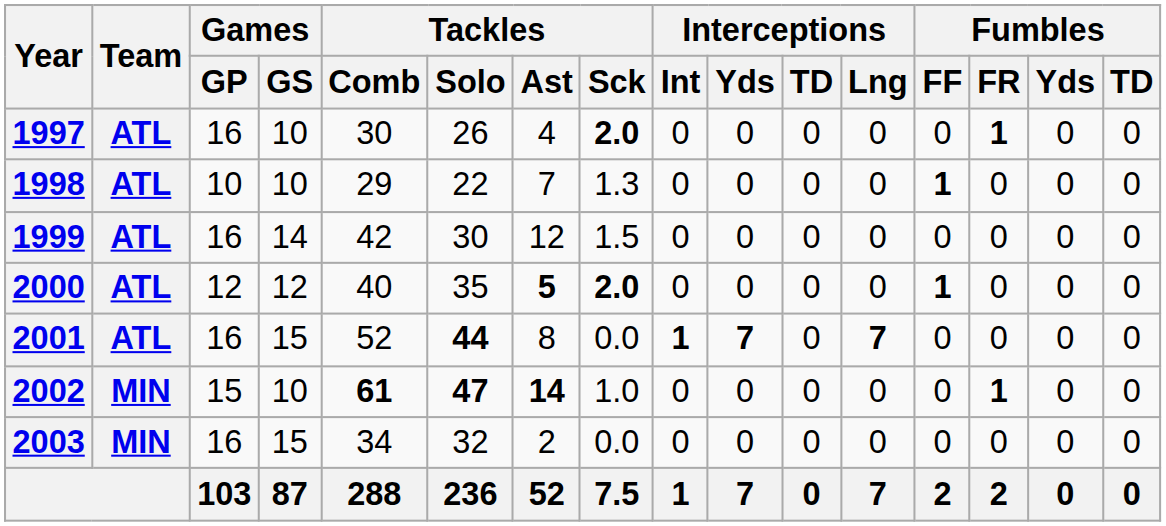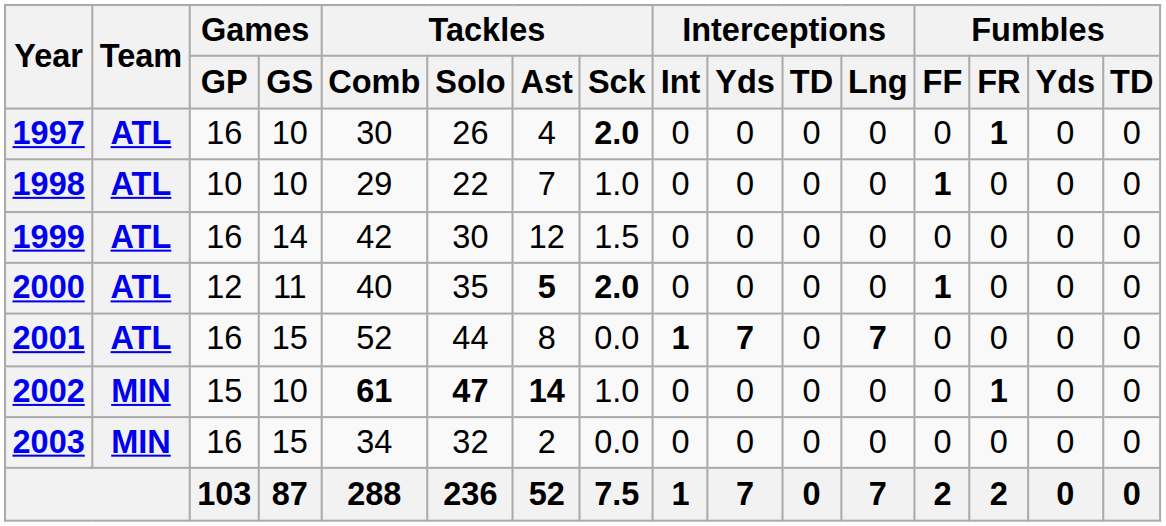(617, 184) 1.3 -> (617, 184) 1.0
(290, 287) 12 -> (290, 287) 11
(470, 339) bold -> (470, 339) normal
